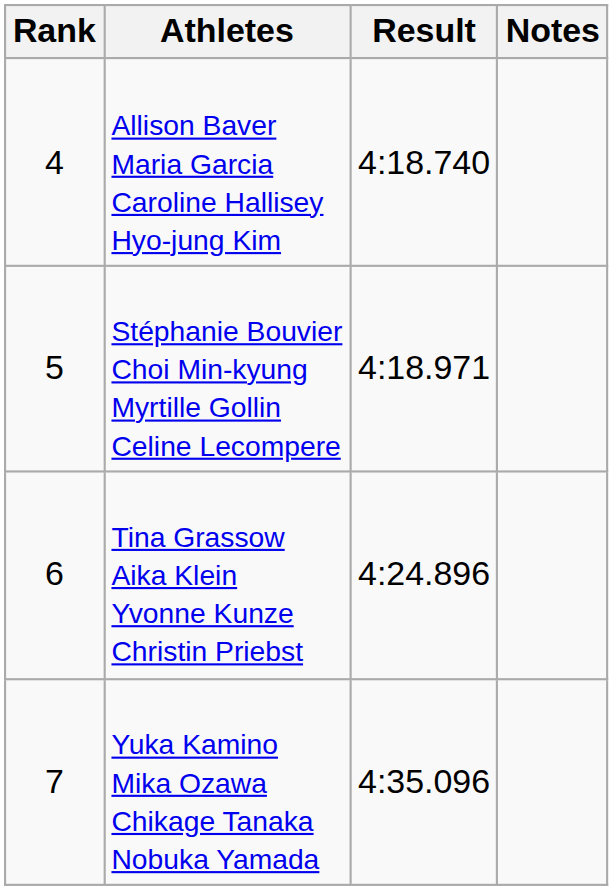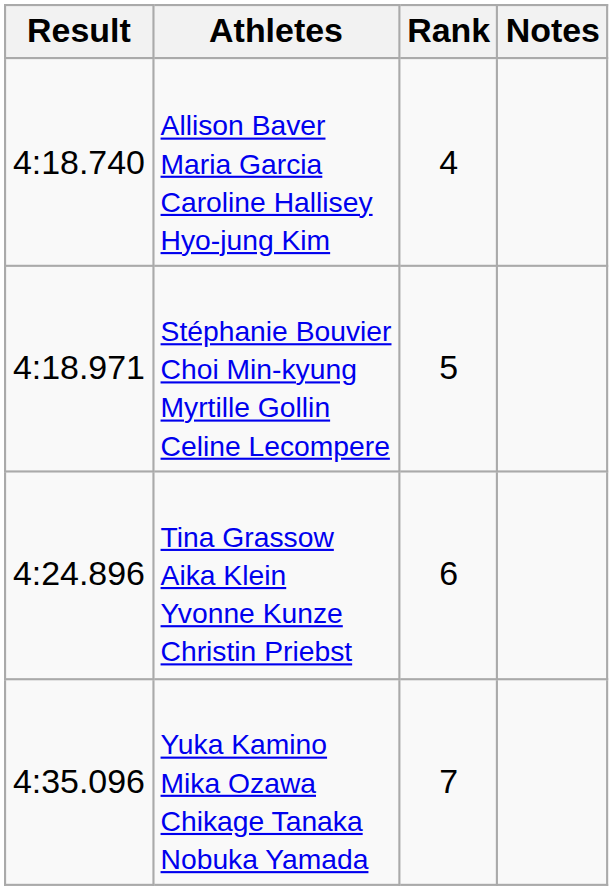columns swapped: (54, 31) <-> (424, 31)
